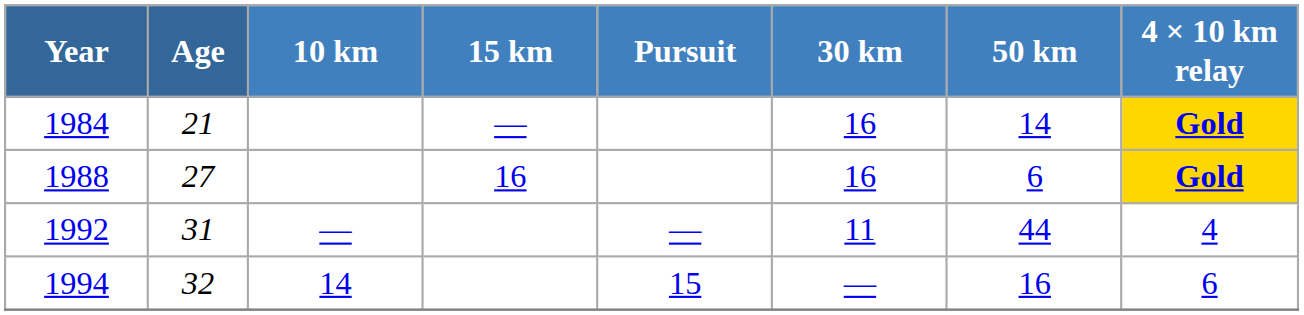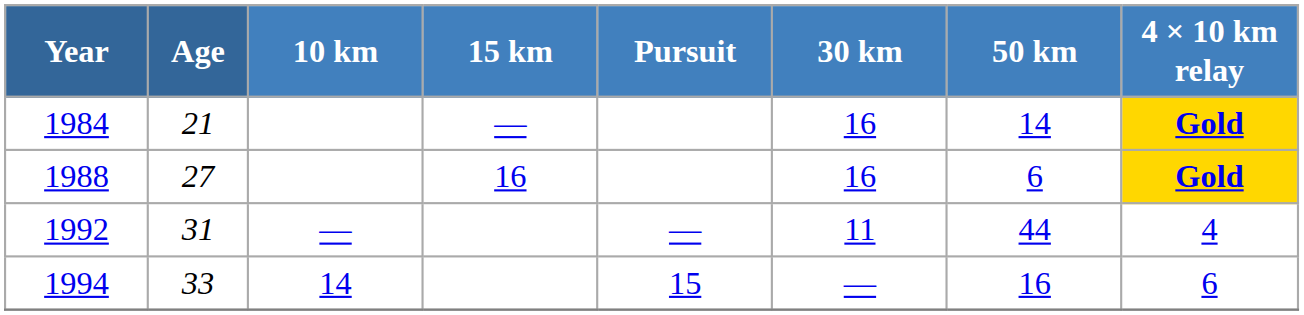(198, 283) 32 -> (198, 283) 33
